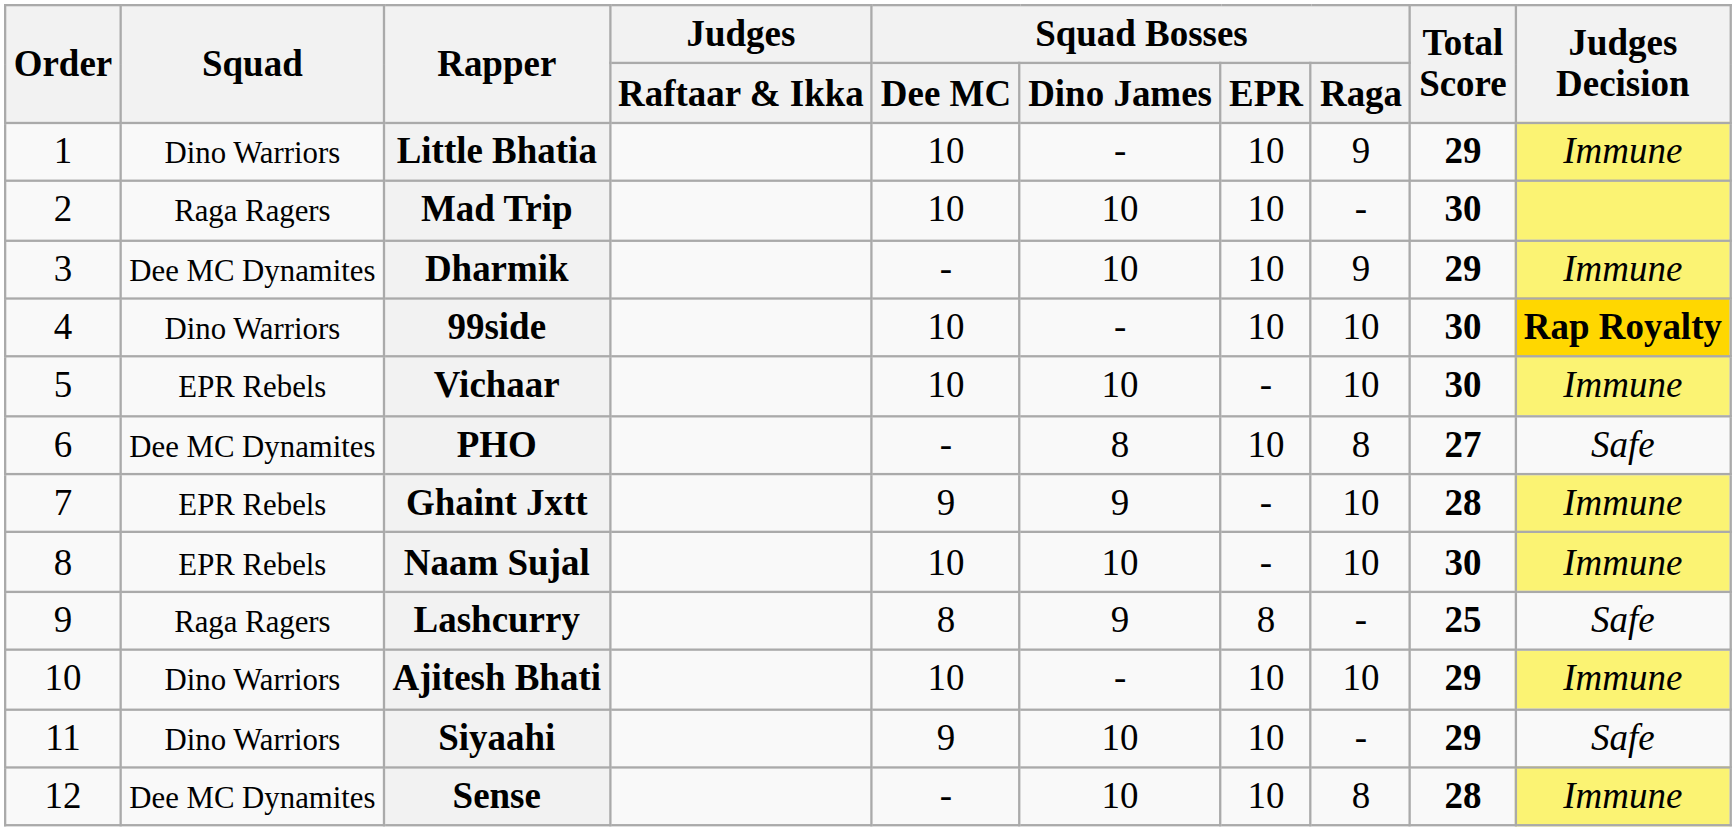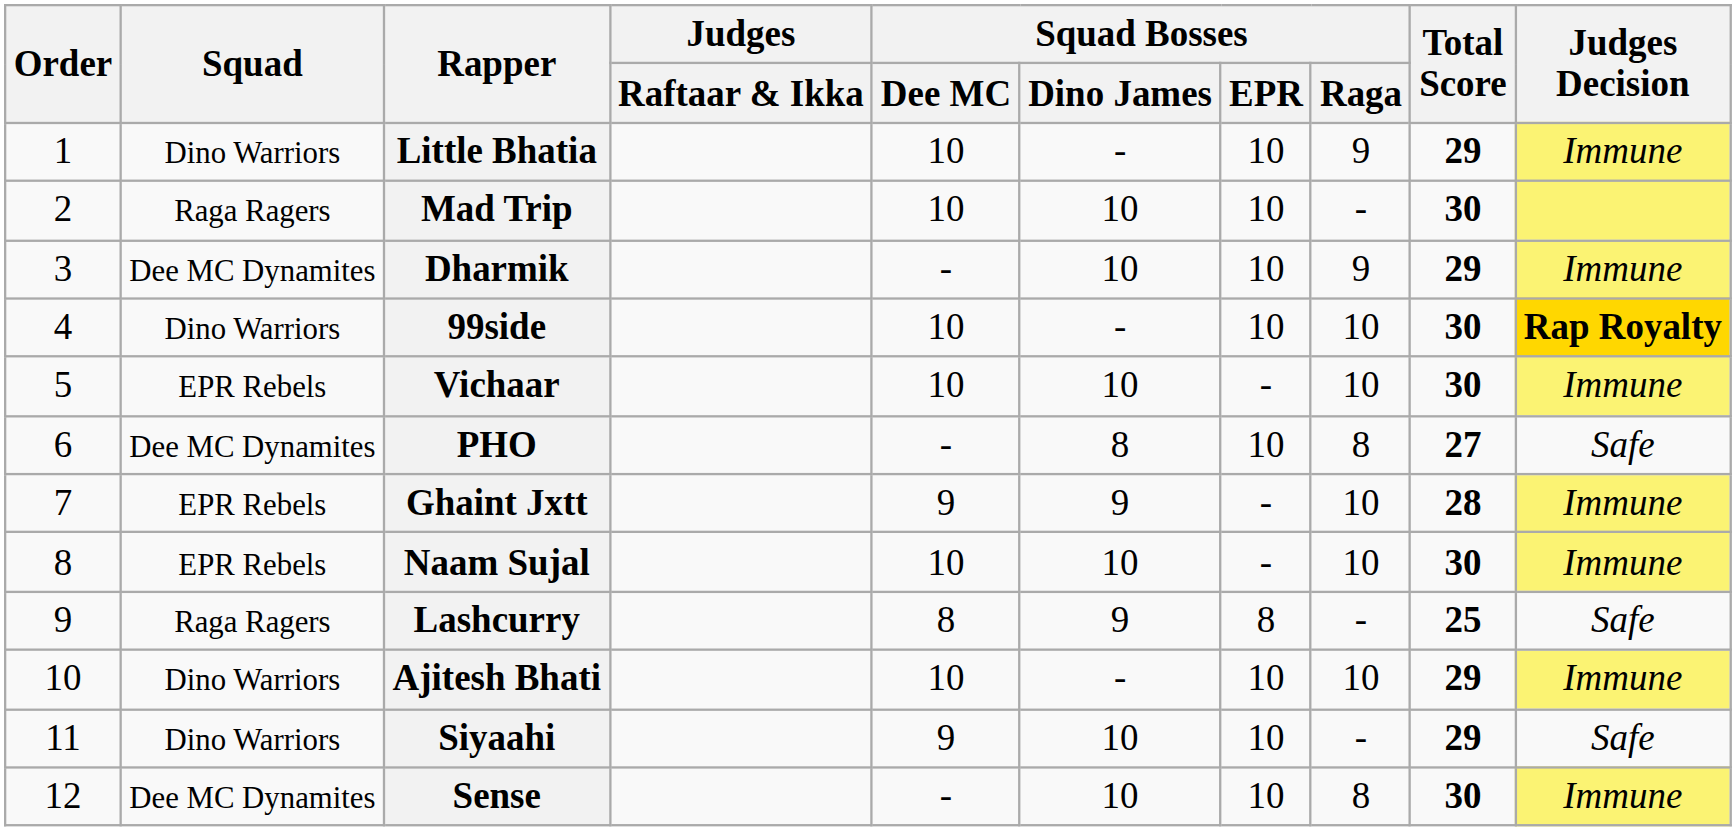(1463, 795) 28 -> (1463, 795) 30
